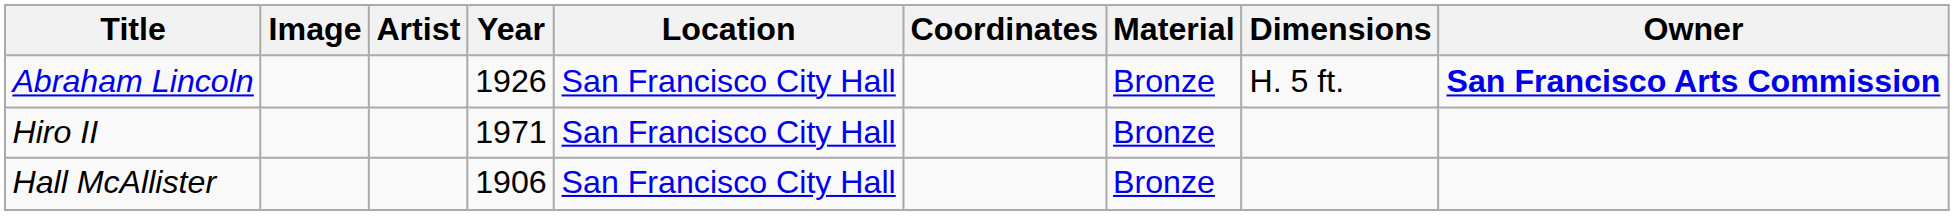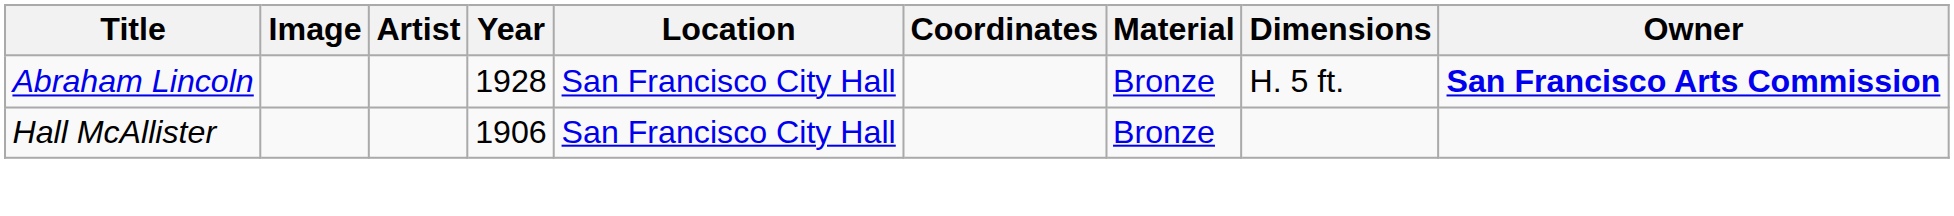(511, 81) 1926 -> (511, 81) 1928
- row: (55, 132)
